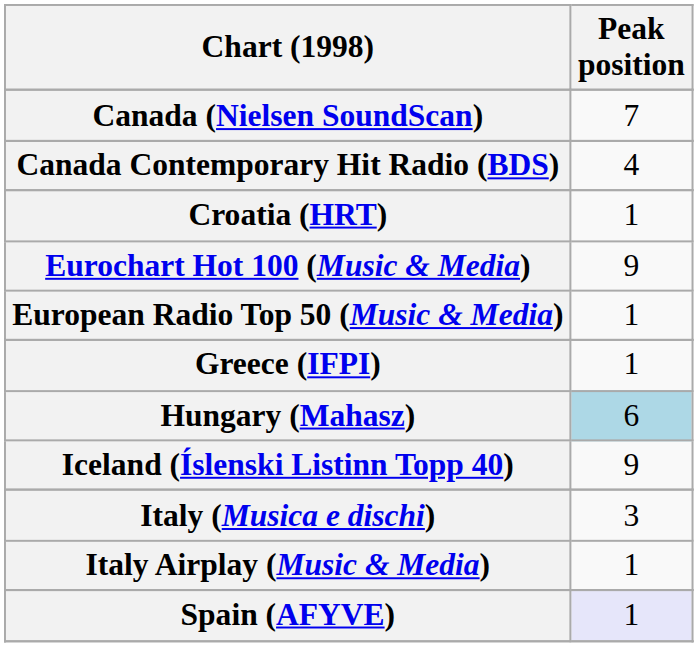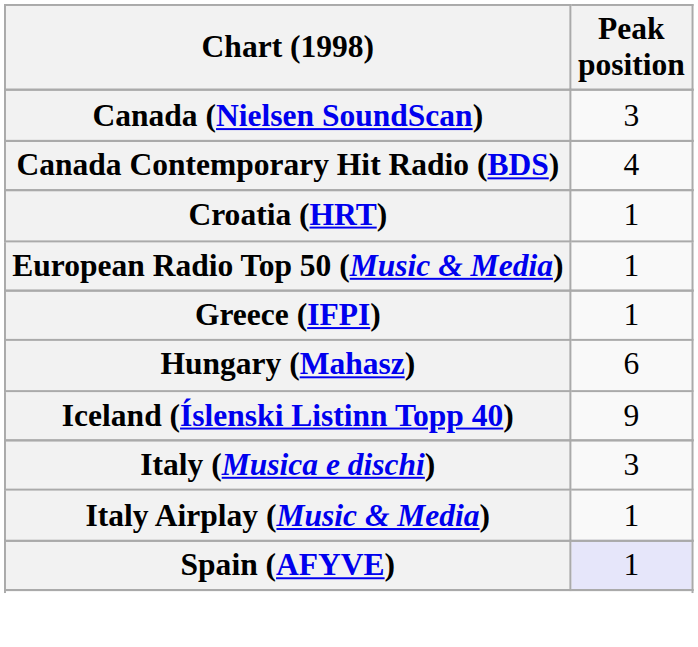(631, 114) 7 -> (631, 114) 3
- row: (288, 264)
(631, 414) lightblue background -> (631, 364) no background
